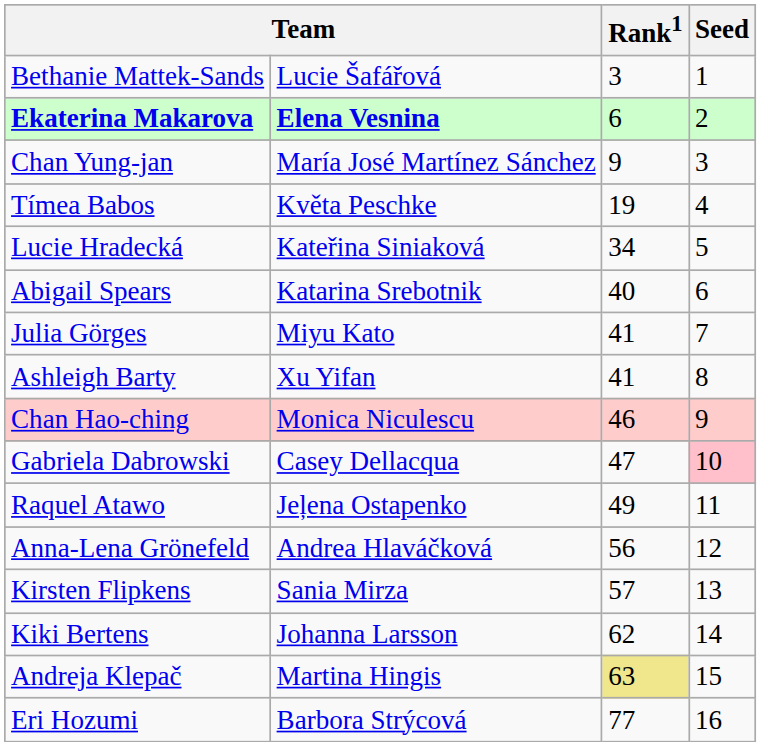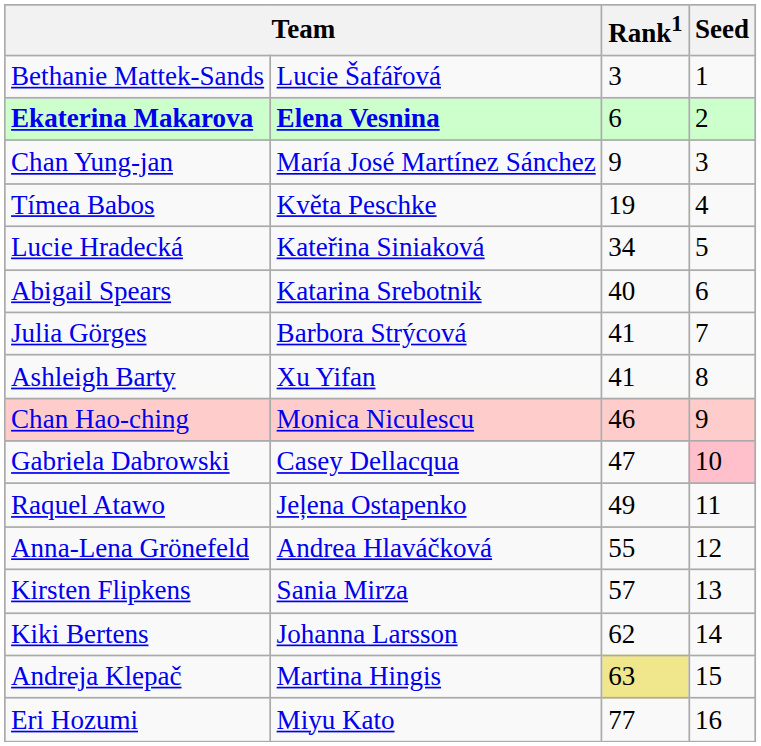(336, 333) Miyu Kato -> (372, 333) Barbora Strýcová
(622, 547) 56 -> (622, 547) 55
(372, 719) Barbora Strýcová -> (336, 719) Miyu Kato
